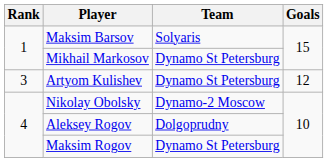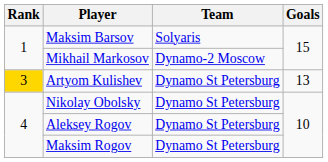(217, 59) Dynamo St Petersburg -> (210, 59) Dynamo-2 Moscow
(24, 80) no background -> (24, 80) gold background
(303, 80) 12 -> (303, 80) 13
(210, 102) Dynamo-2 Moscow -> (217, 102) Dynamo St Petersburg
(192, 124) Dolgoprudny -> (217, 124) Dynamo St Petersburg
